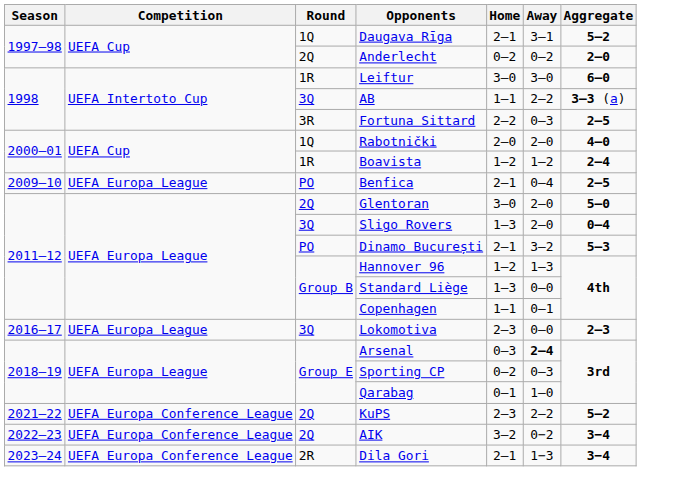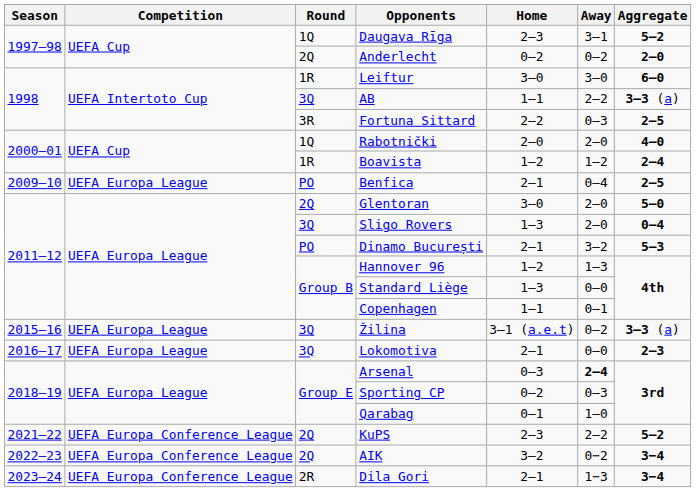(505, 36) 2–1 -> (532, 36) 2–3
+ row: (382, 330)
(505, 330) 2–3 -> (532, 351) 2–1
